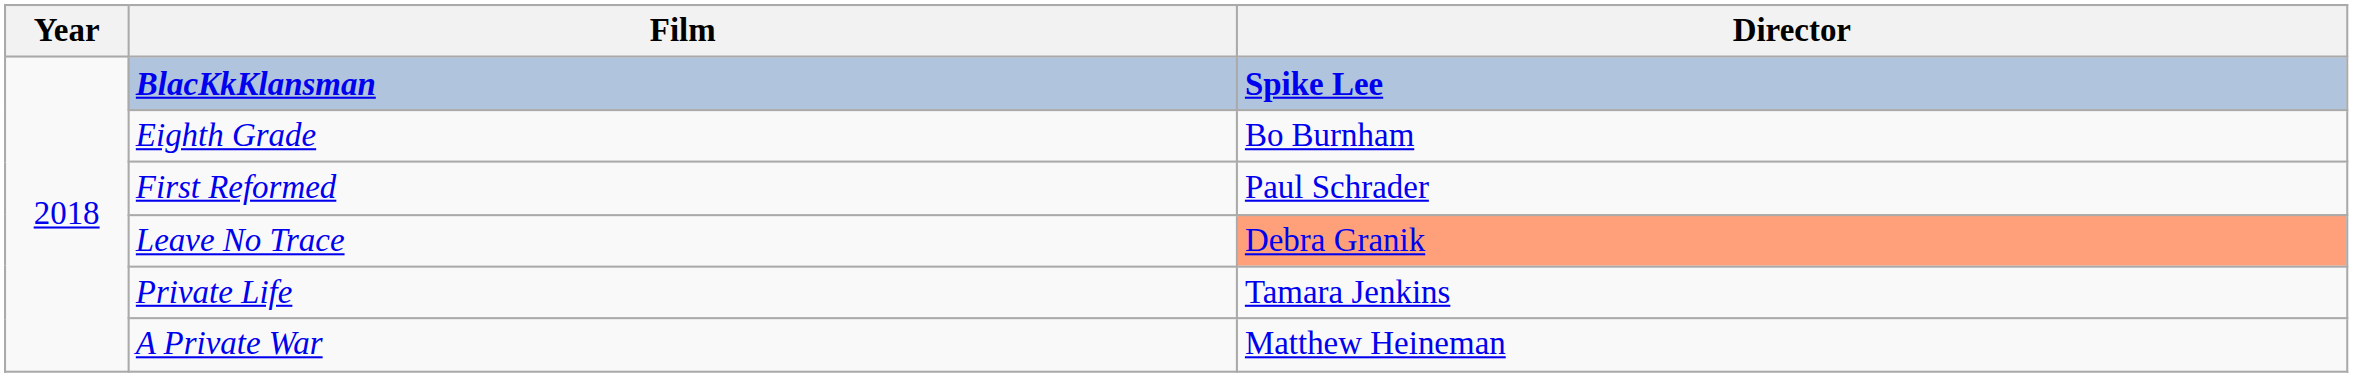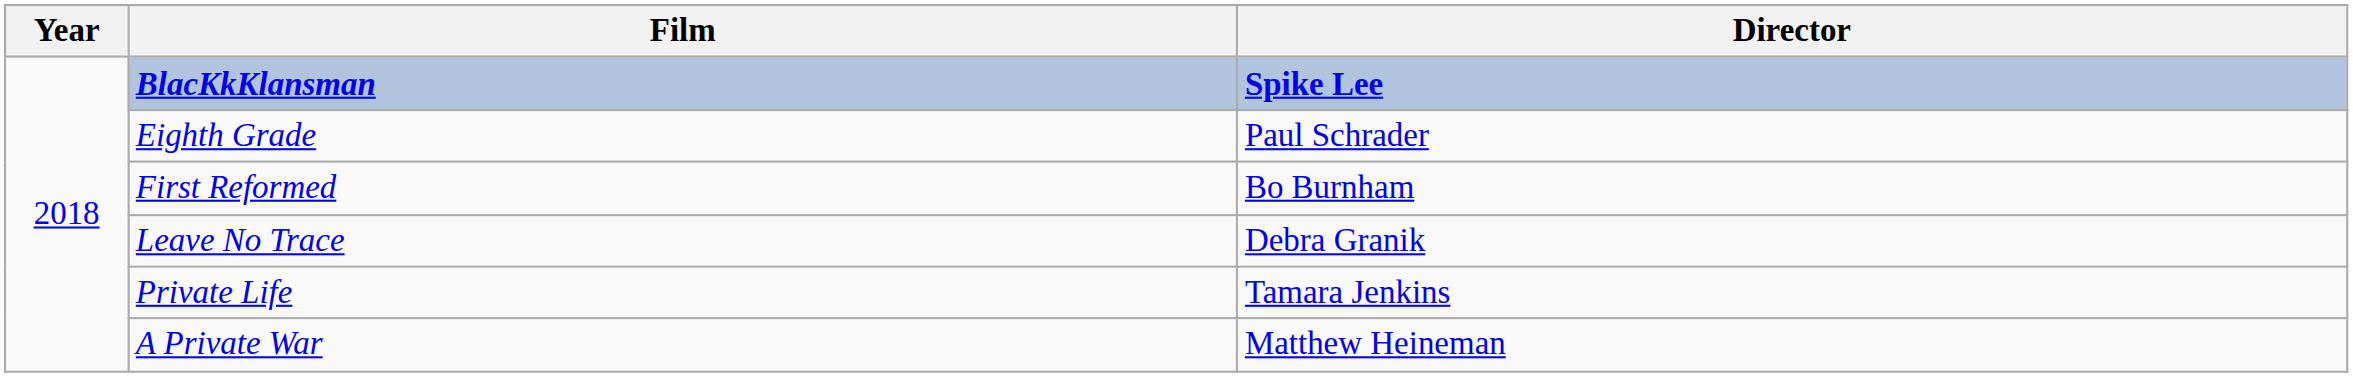(1330, 135) Bo Burnham -> (1337, 135) Paul Schrader
(1337, 187) Paul Schrader -> (1330, 187) Bo Burnham
(1335, 239) lightsalmon background -> (1335, 239) no background
